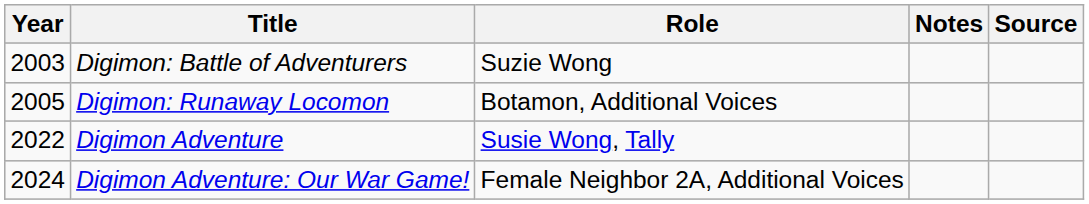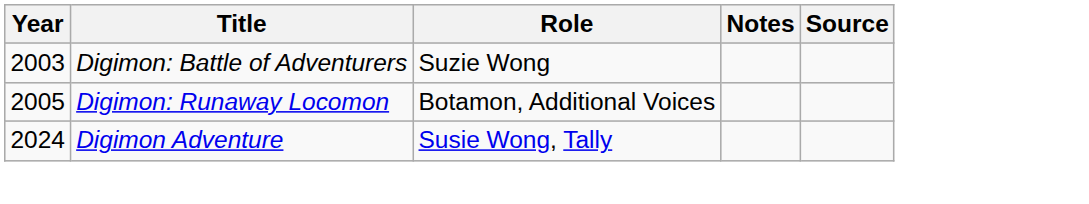(38, 140) 2022 -> (38, 140) 2024
- row: (273, 179)
